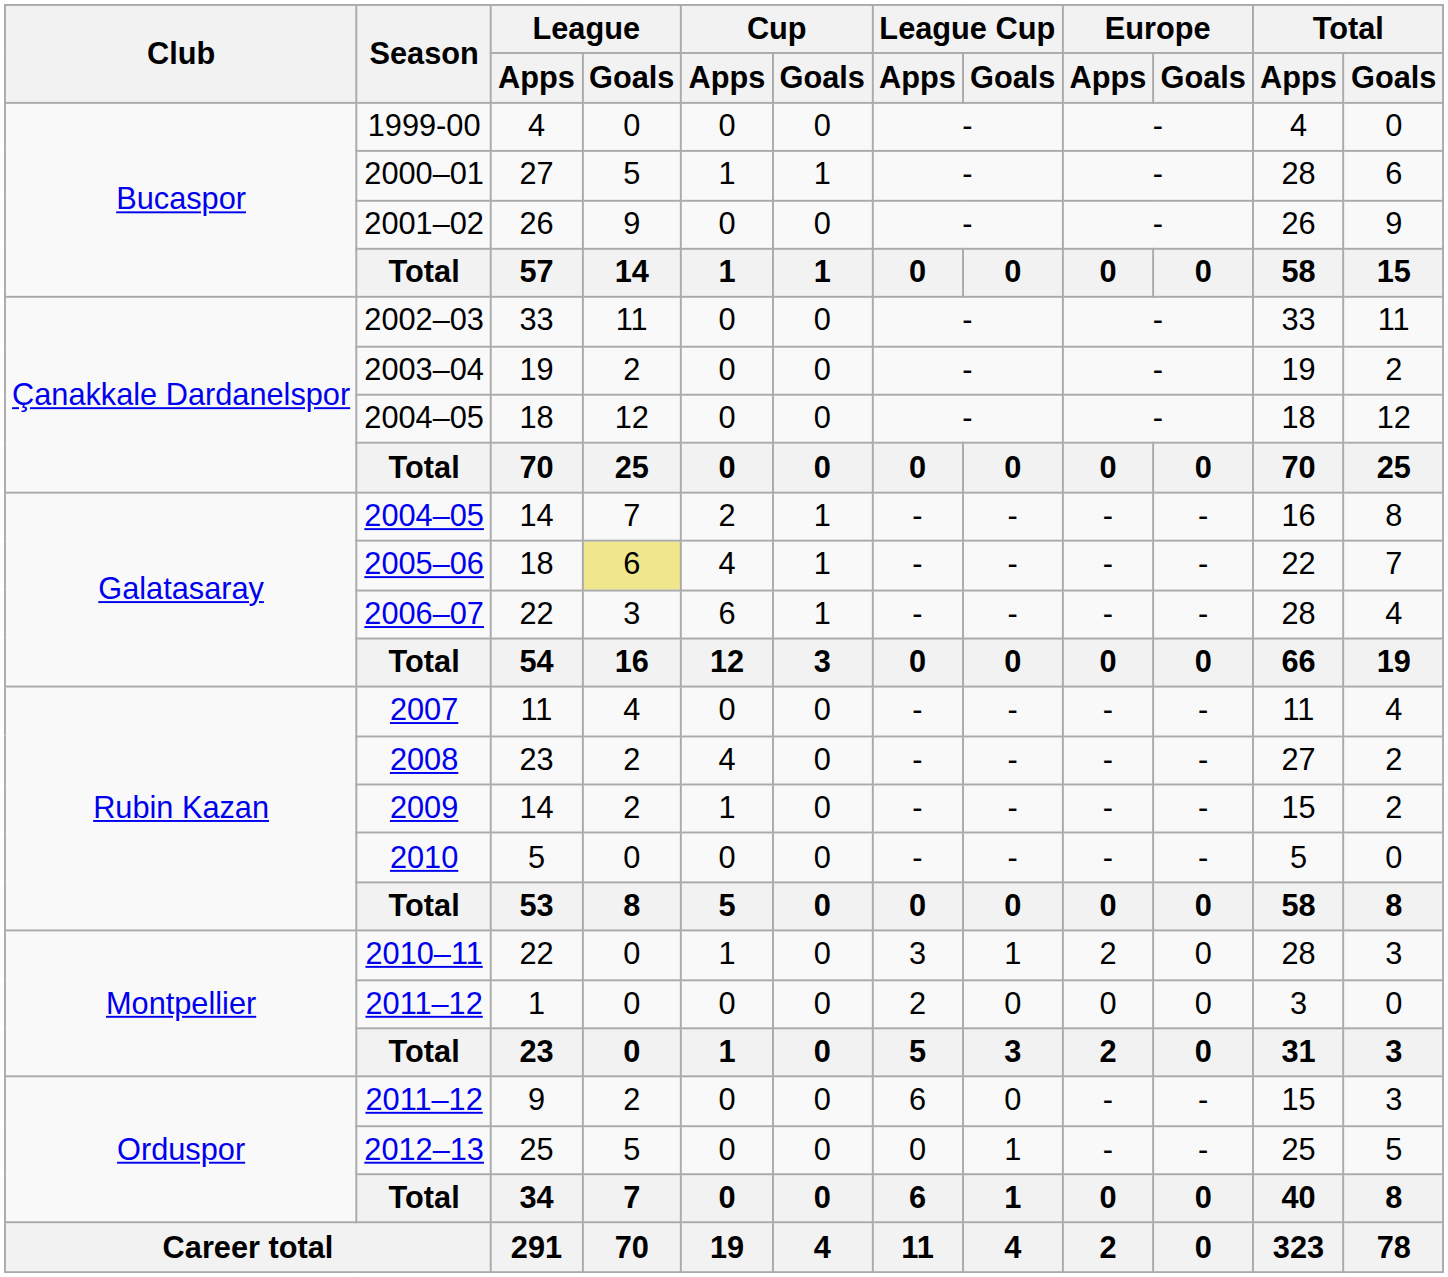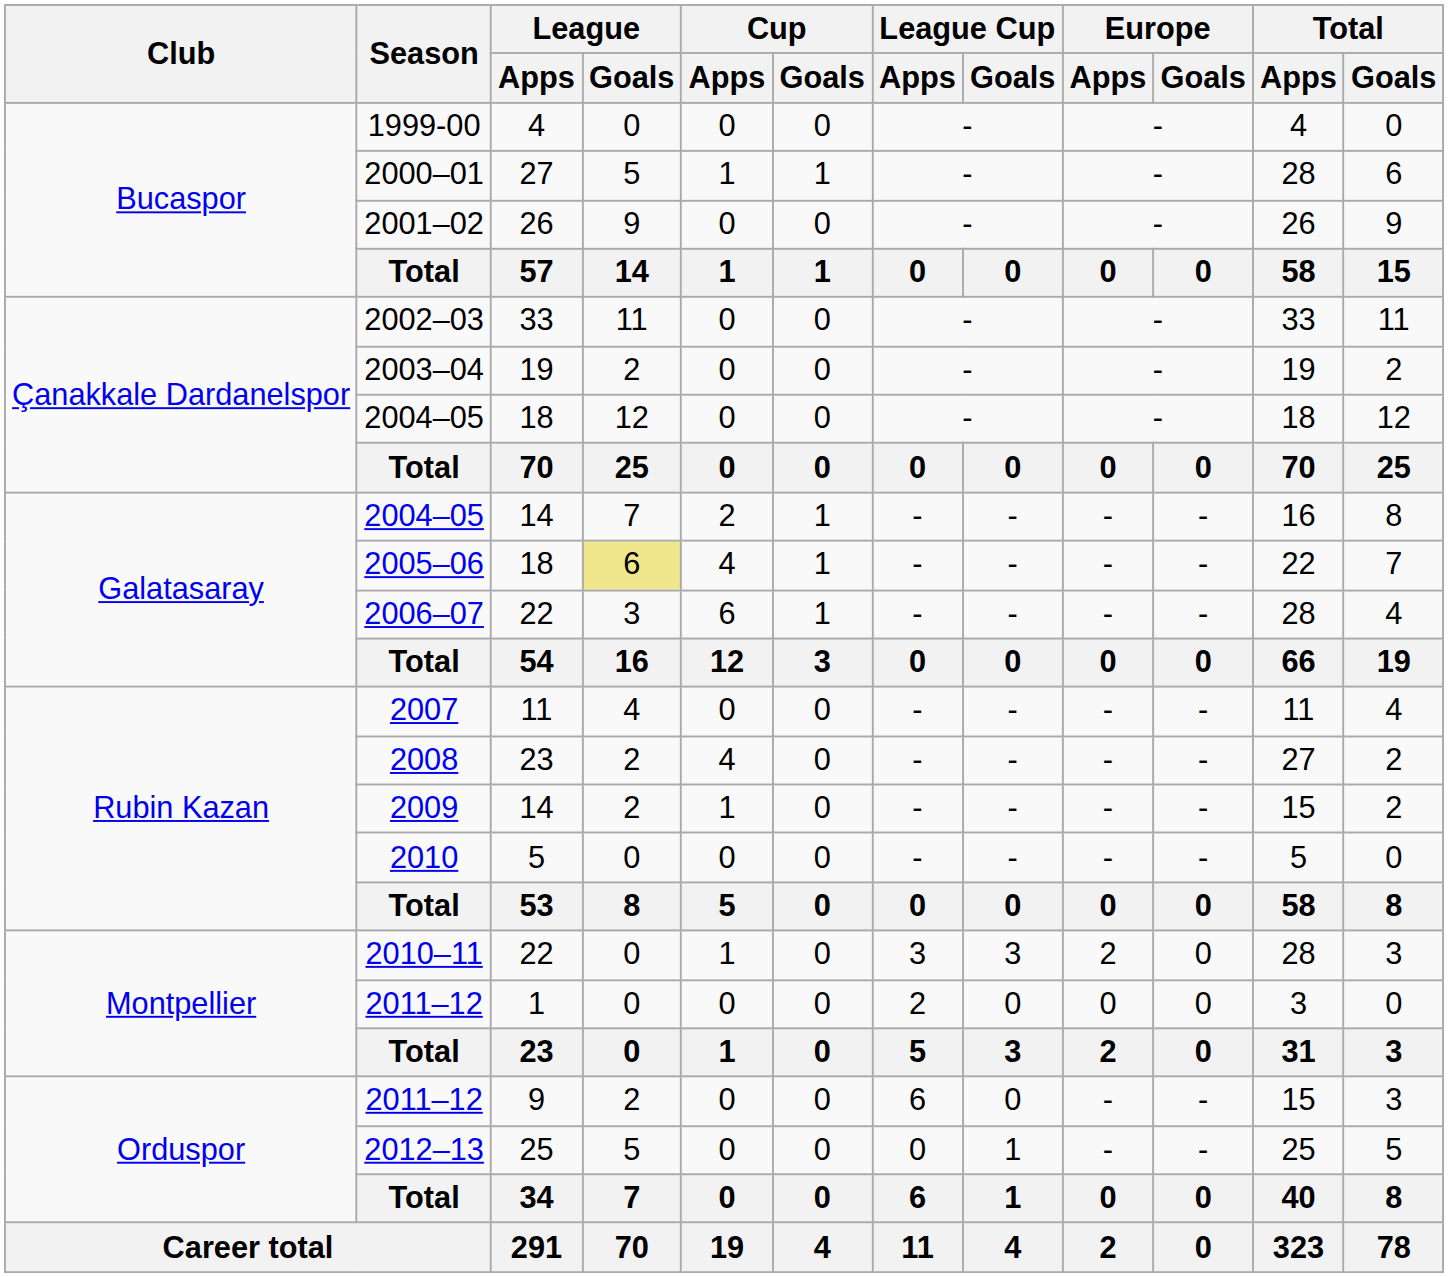(1013, 954) 1 -> (1013, 954) 3
